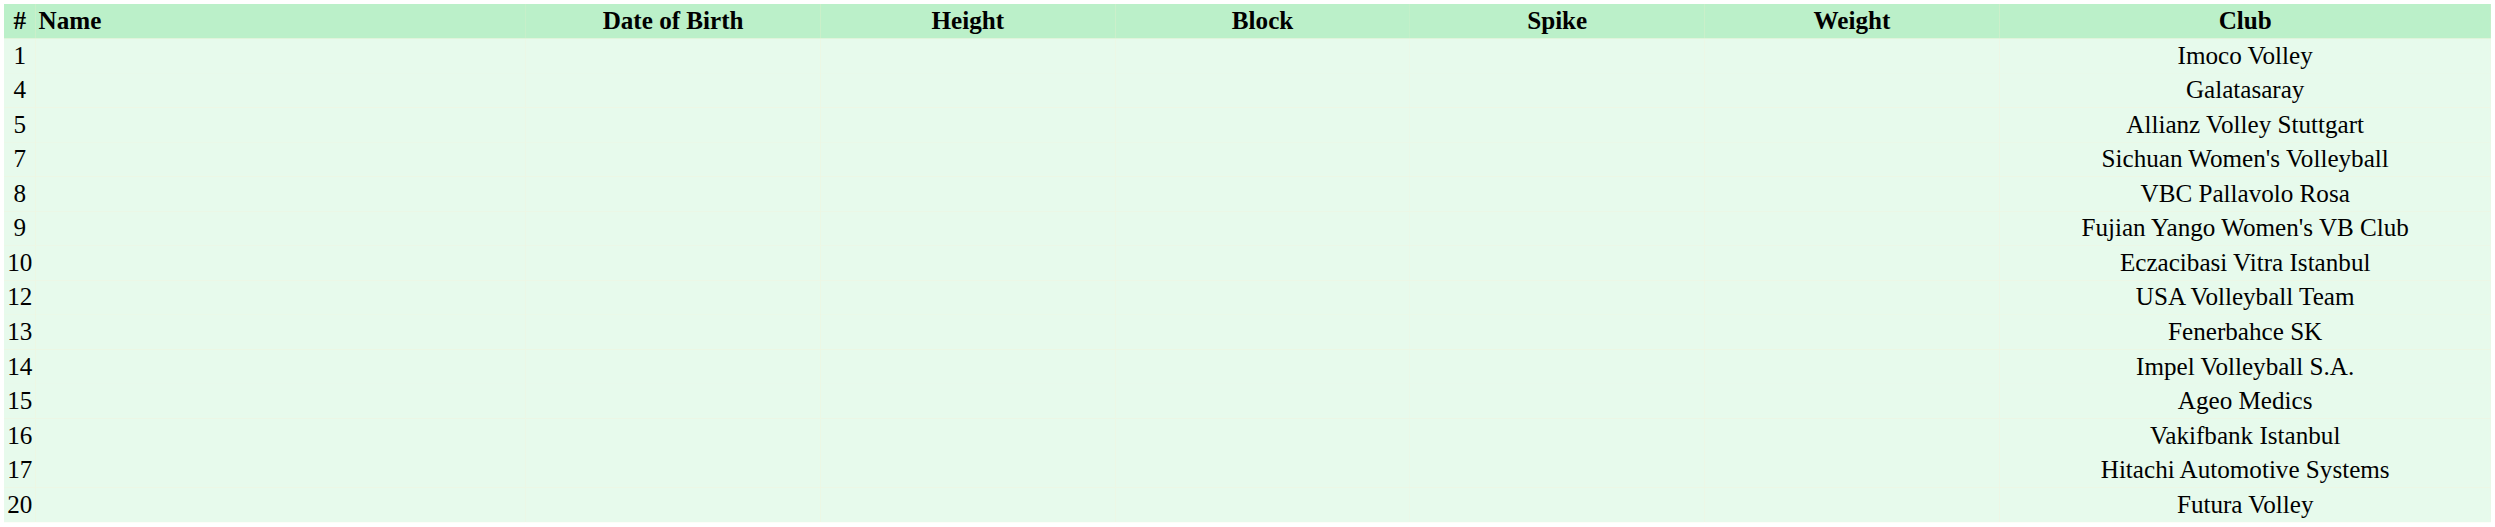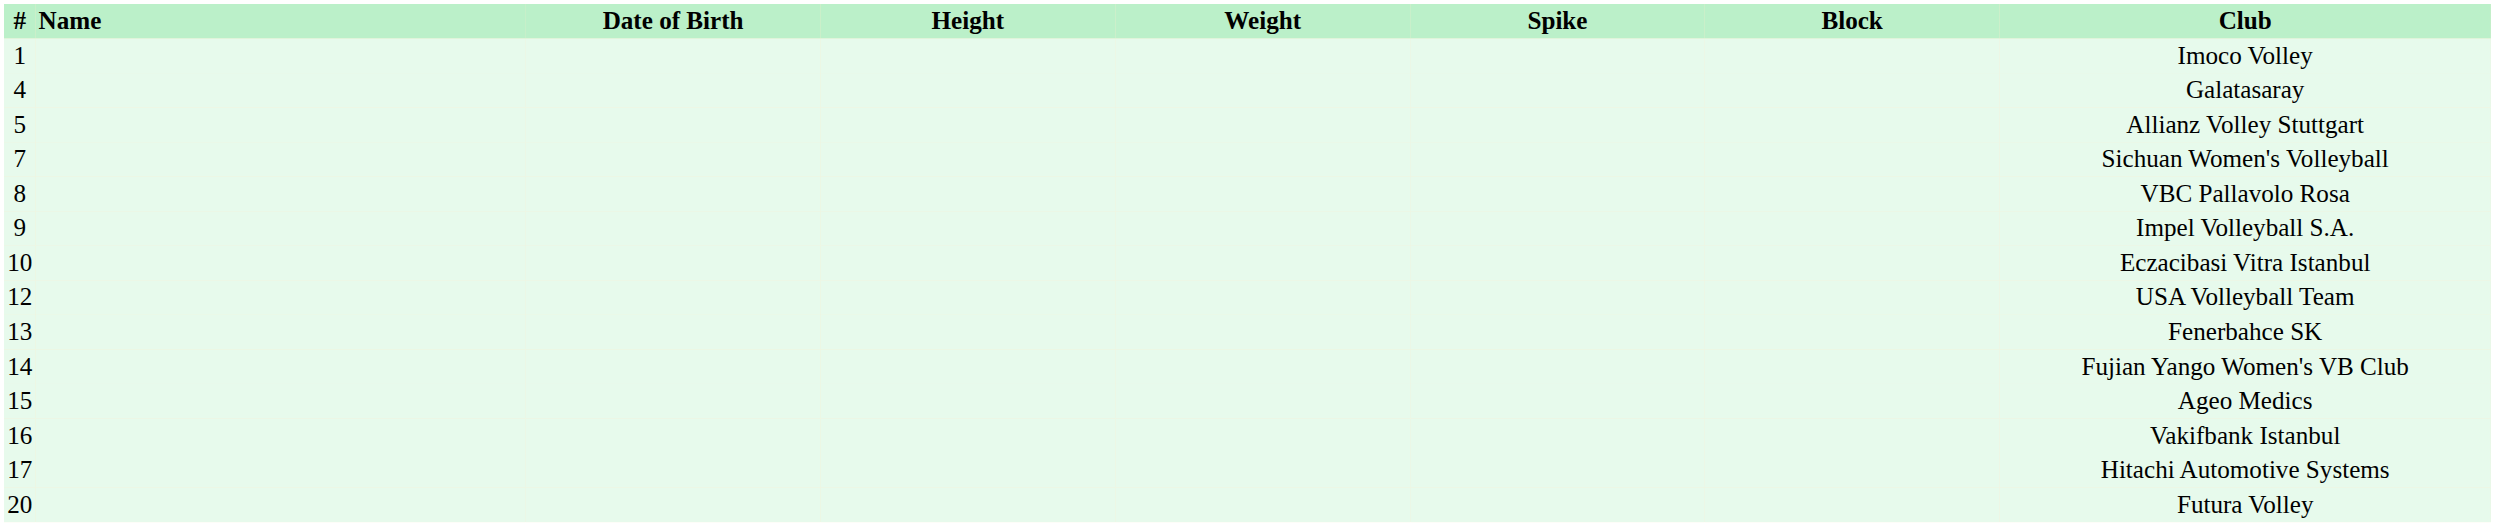columns swapped: (1852, 20) <-> (1263, 20)
(2245, 228) Fujian Yango Women's VB Club -> (2245, 228) Impel Volleyball S.A.
(2245, 366) Impel Volleyball S.A. -> (2245, 366) Fujian Yango Women's VB Club
